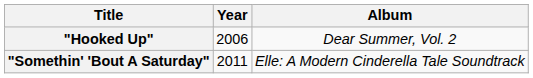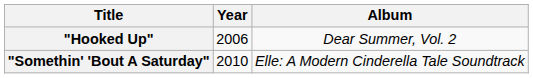(232, 61) 2011 -> (232, 61) 2010
